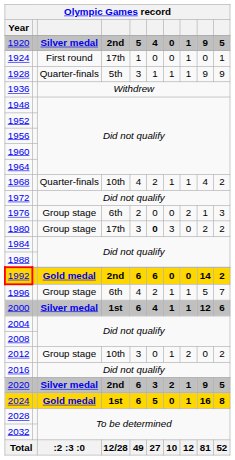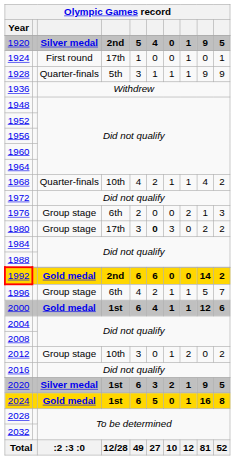(69, 308) Silver medal -> (69, 308) Gold medal
(116, 385) 2nd -> (116, 385) 1st
